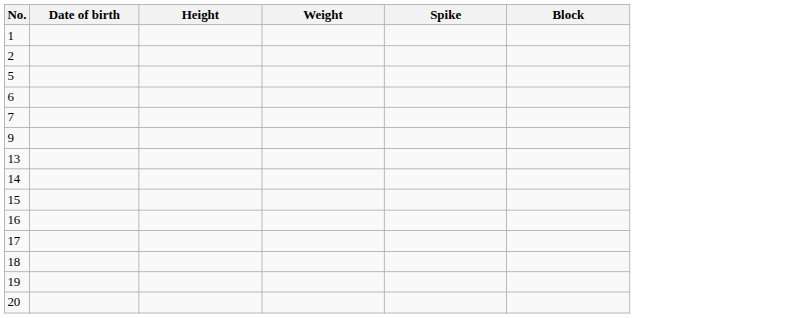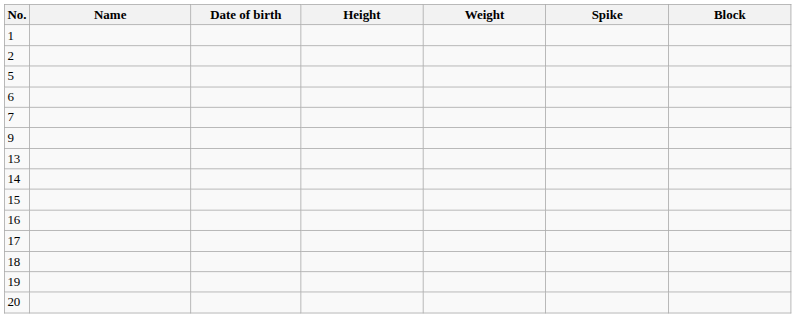+ column: (110, 14)
